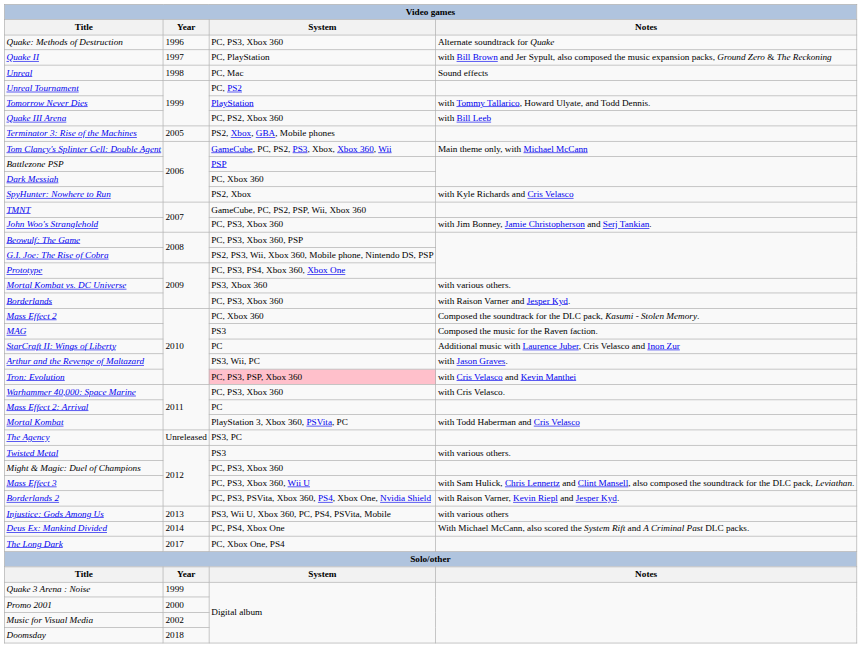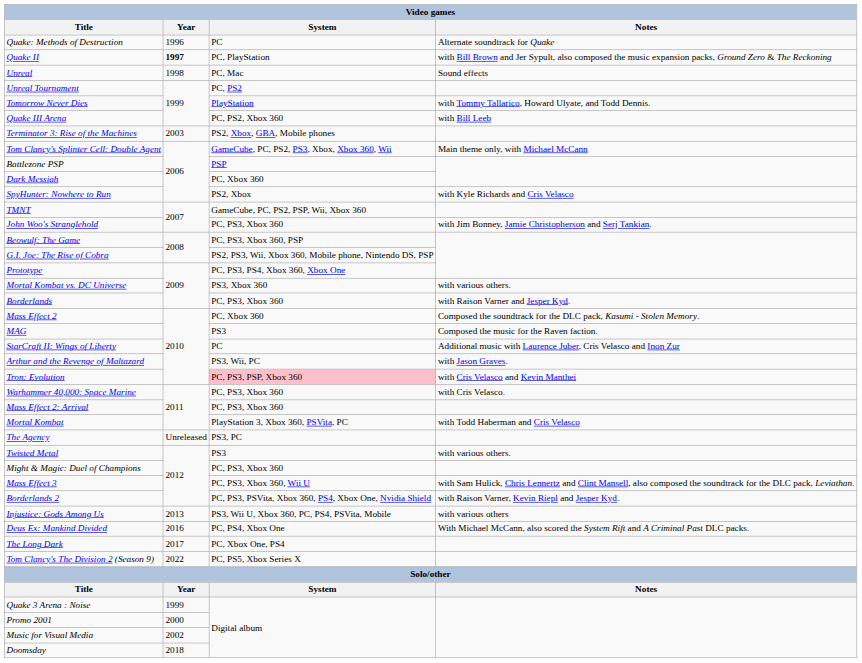(247, 42) PC, PS3, Xbox 360 -> (217, 42) PC
(175, 58) normal -> (175, 58) bold
(175, 134) 2005 -> (175, 134) 2003
(217, 407) PC -> (247, 407) PC, PS3, Xbox 360
(175, 529) 2014 -> (175, 529) 2016
+ row: (80, 559)
